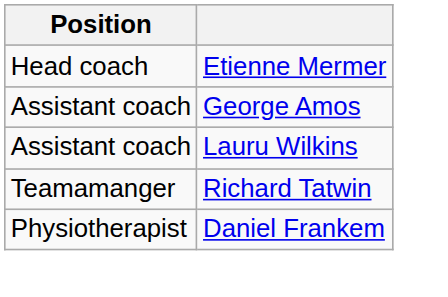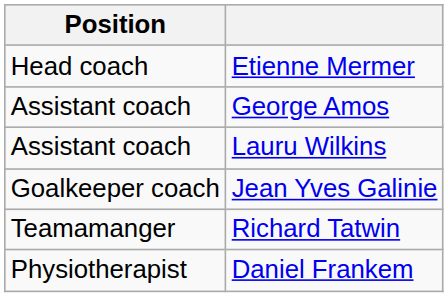+ row: (335, 188)
